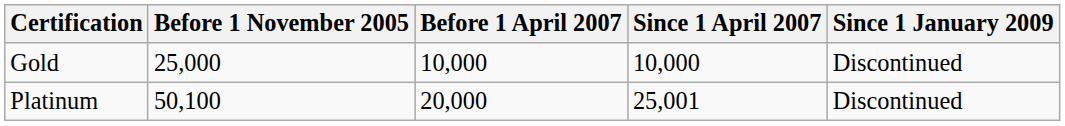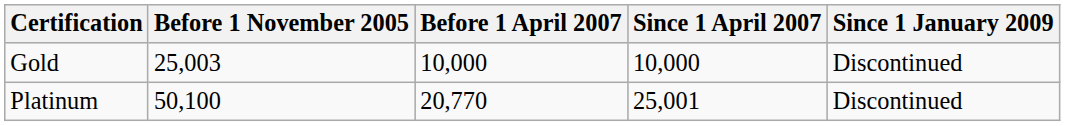(187, 62) 25,000 -> (187, 62) 25,003
(454, 100) 20,000 -> (454, 100) 20,770
